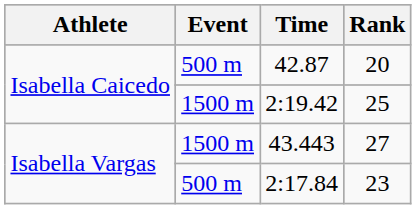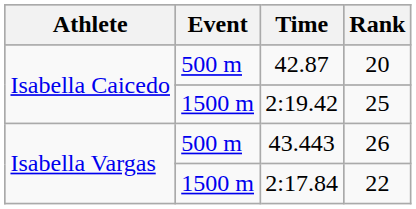(218, 143) 1500 m -> (212, 143) 500 m
(377, 143) 27 -> (377, 143) 26
(212, 183) 500 m -> (218, 183) 1500 m
(377, 183) 23 -> (377, 183) 22
